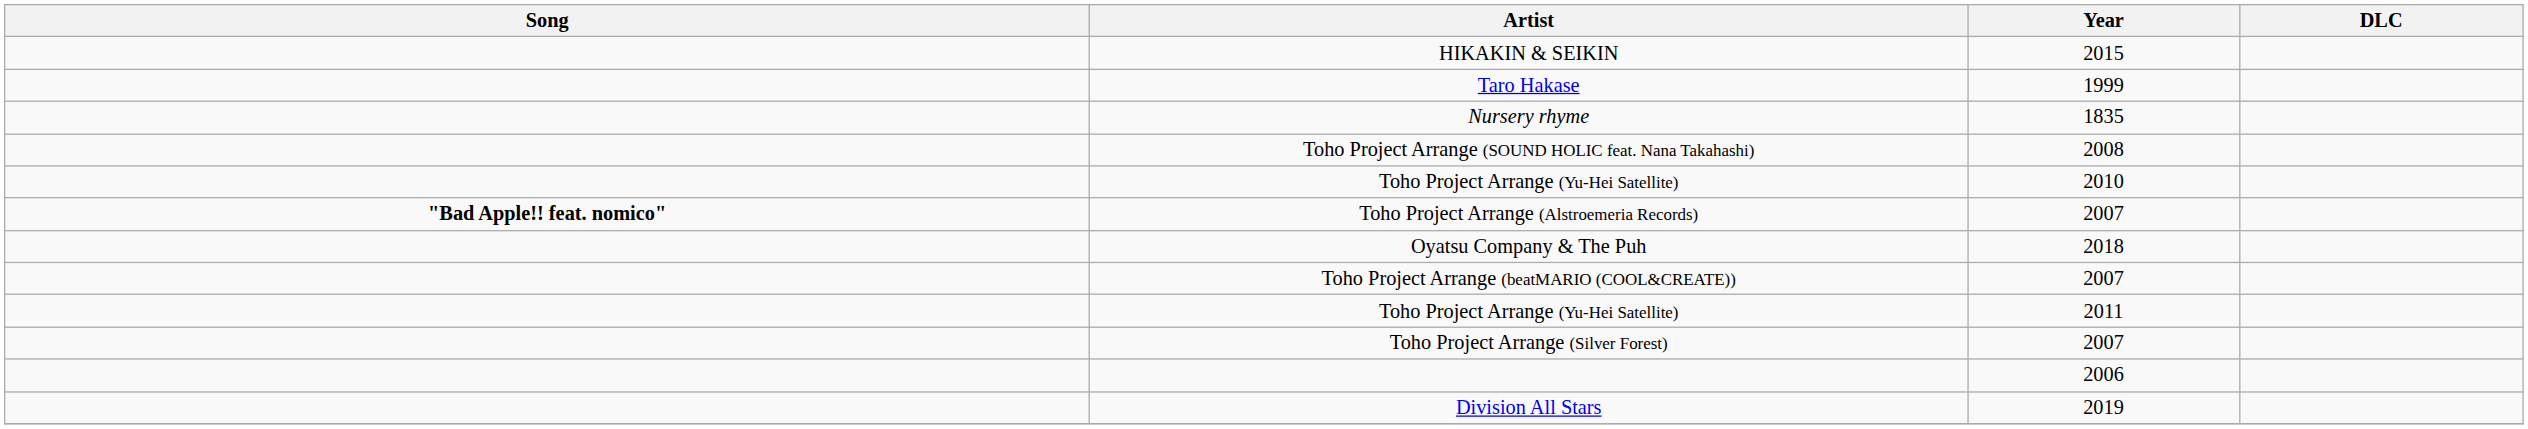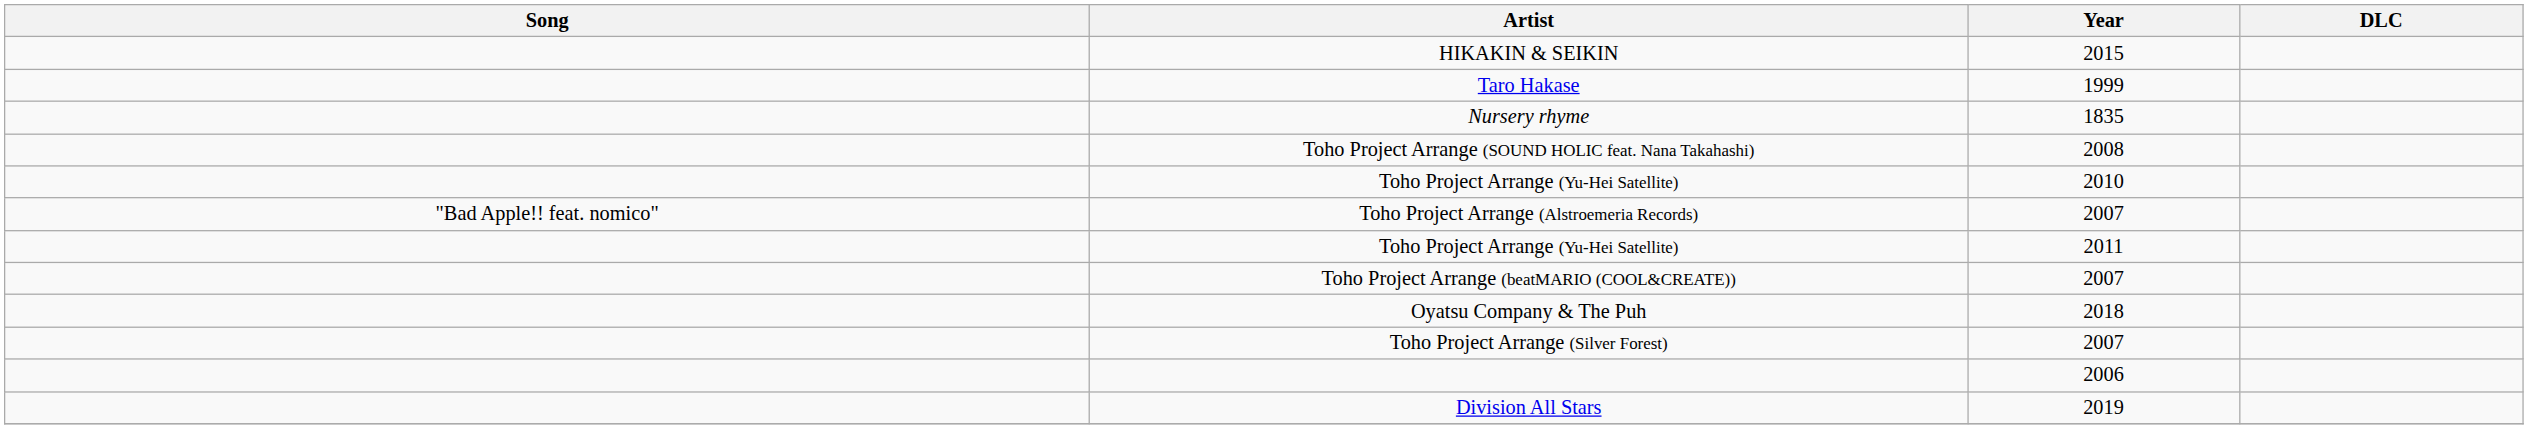(547, 213) bold -> (547, 213) normal
rows swapped: (1529, 246) <-> (1529, 310)
